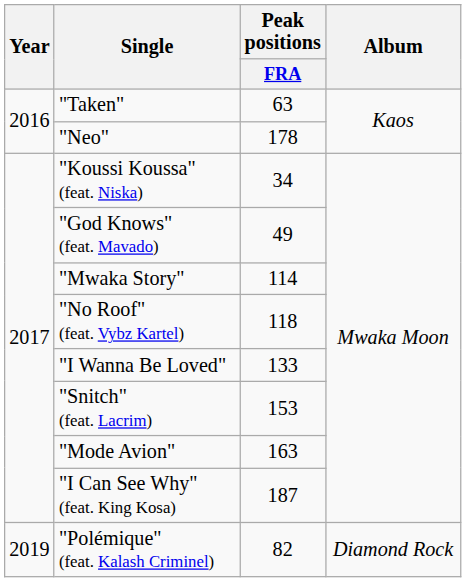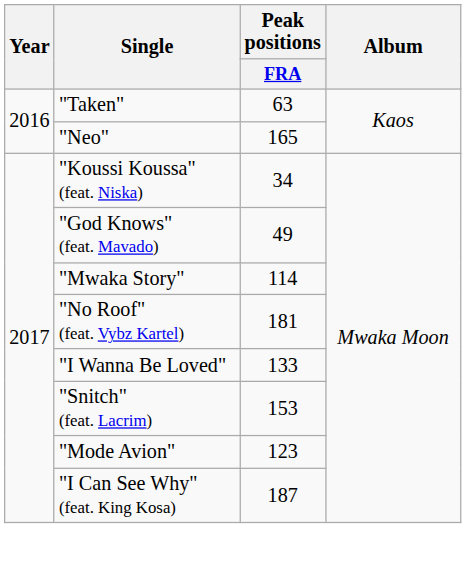(283, 137) 178 -> (283, 137) 165
(283, 321) 118 -> (283, 321) 181
(283, 451) 163 -> (283, 451) 123
- row: (137, 549)
